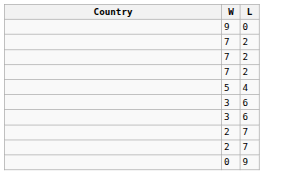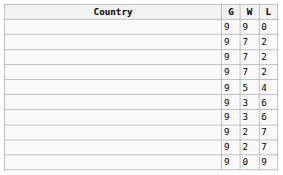+ column: (231, 12)
